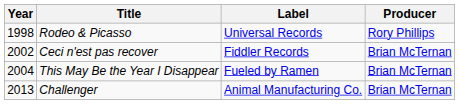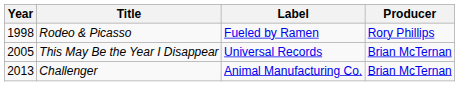(273, 33) Universal Records -> (271, 33) Fueled by Ramen
- row: (99, 52)
(20, 71) 2004 -> (20, 52) 2005
(271, 71) Fueled by Ramen -> (273, 52) Universal Records
